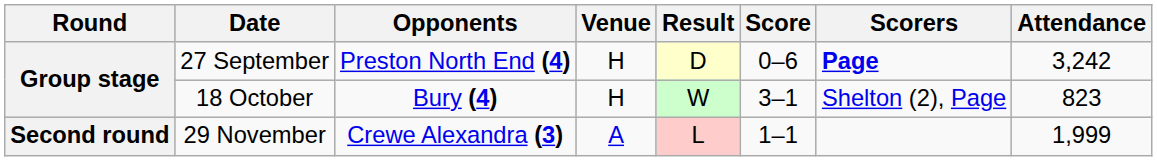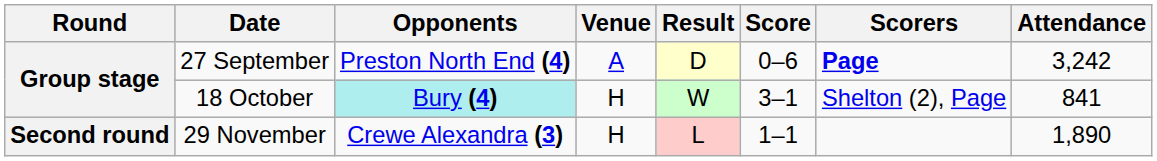(616, 60) H -> (616, 60) A
(455, 98) no background -> (455, 98) paleturquoise background
(1082, 98) 823 -> (1082, 98) 841
(616, 135) A -> (616, 135) H
(1082, 135) 1,999 -> (1082, 135) 1,890
